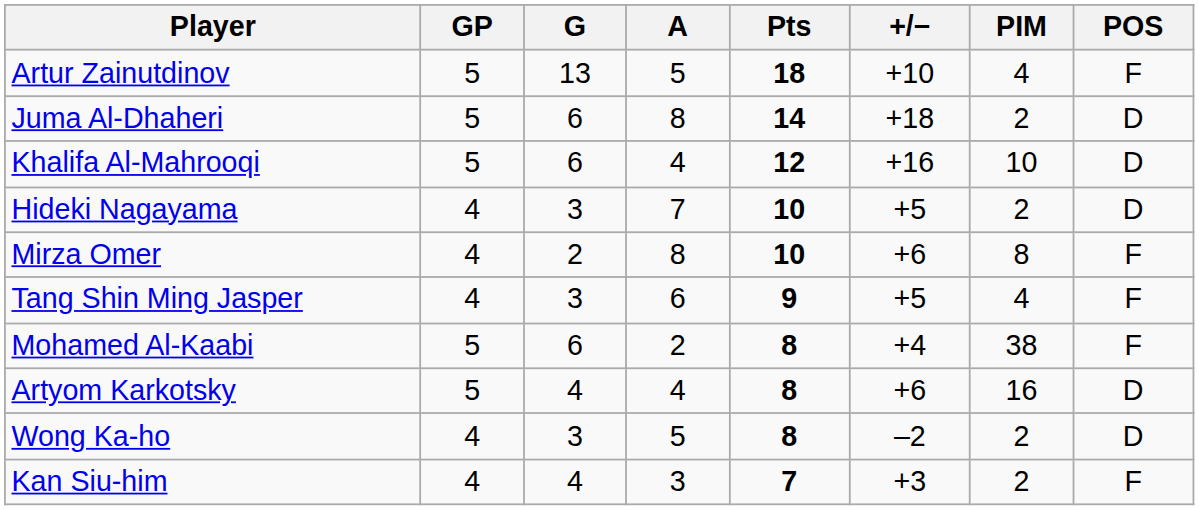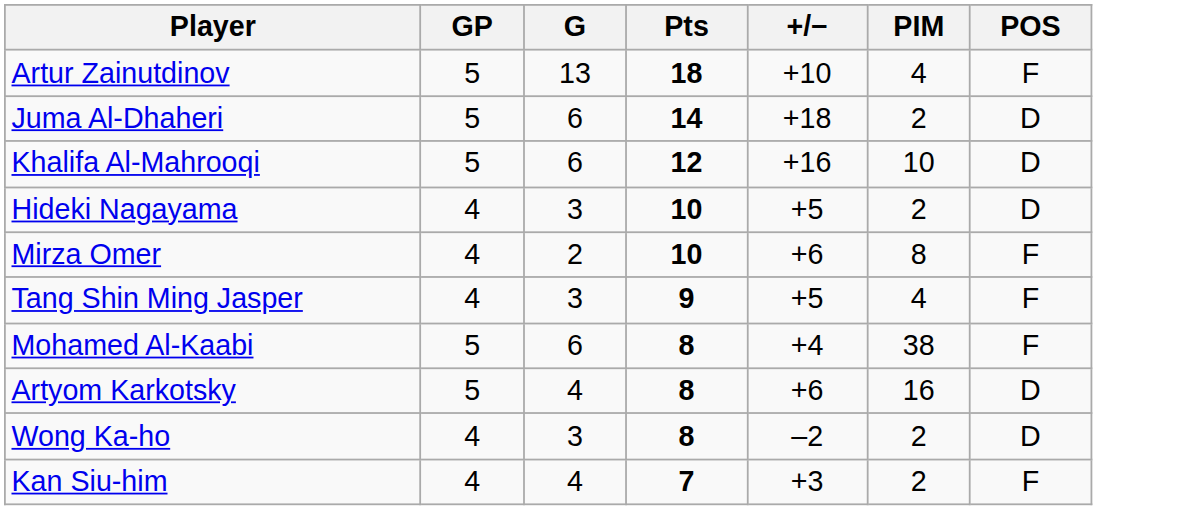- column: (678, 27)
